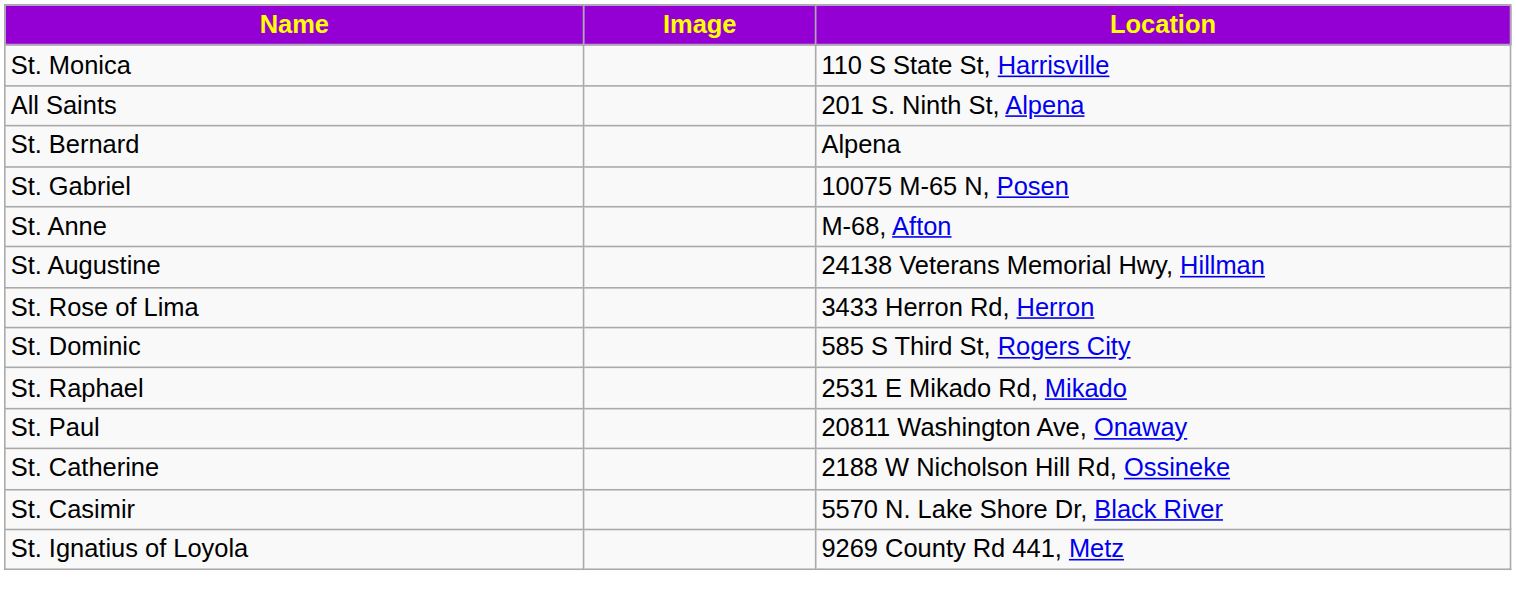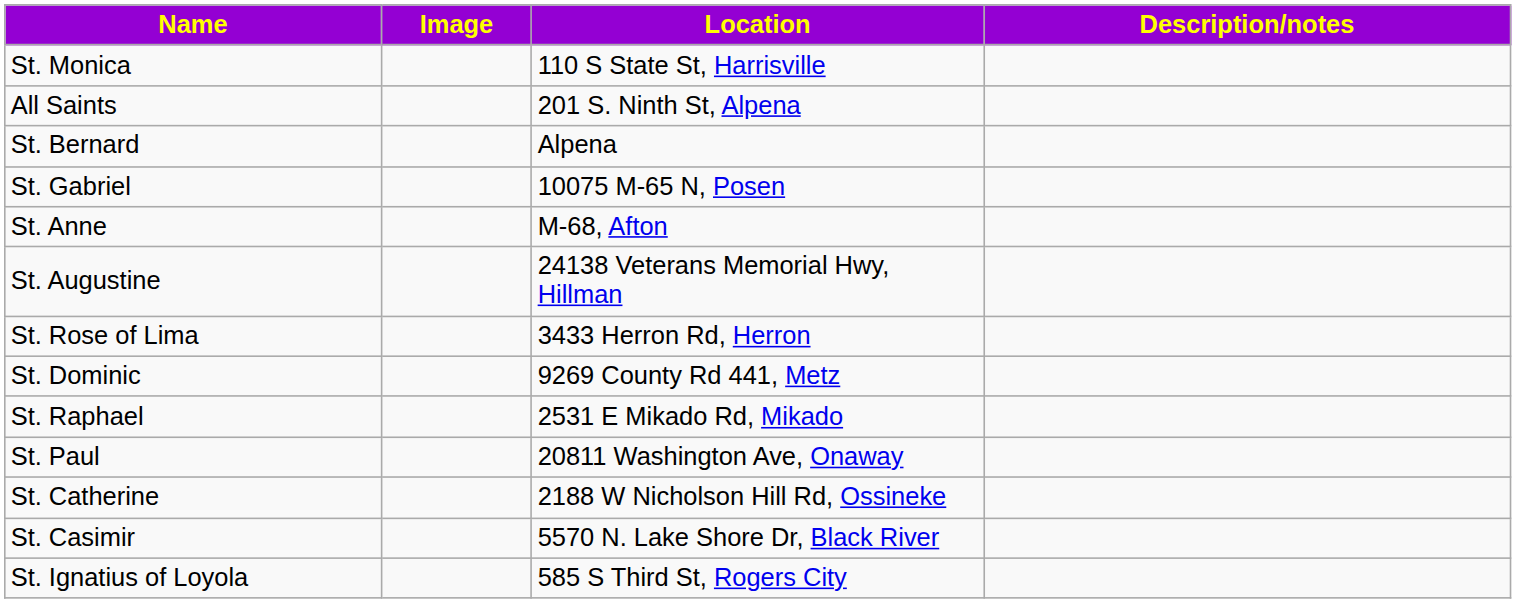+ column: (1247, 24)
(976, 347) 585 S Third St, Rogers City -> (689, 376) 9269 County Rd 441, Metz
(973, 549) 9269 County Rd 441, Metz -> (692, 577) 585 S Third St, Rogers City
